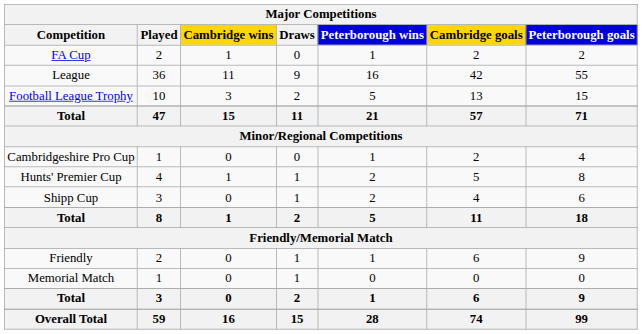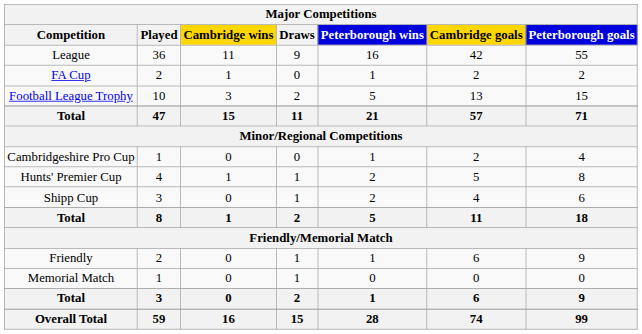rows swapped: (71, 75) <-> (71, 55)
